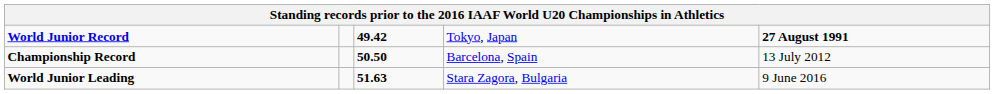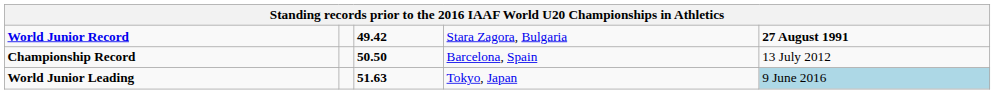(482, 36) Tokyo, Japan -> (507, 36) Stara Zagora, Bulgaria
(507, 78) Stara Zagora, Bulgaria -> (482, 78) Tokyo, Japan
(794, 78) no background -> (794, 78) lightblue background
